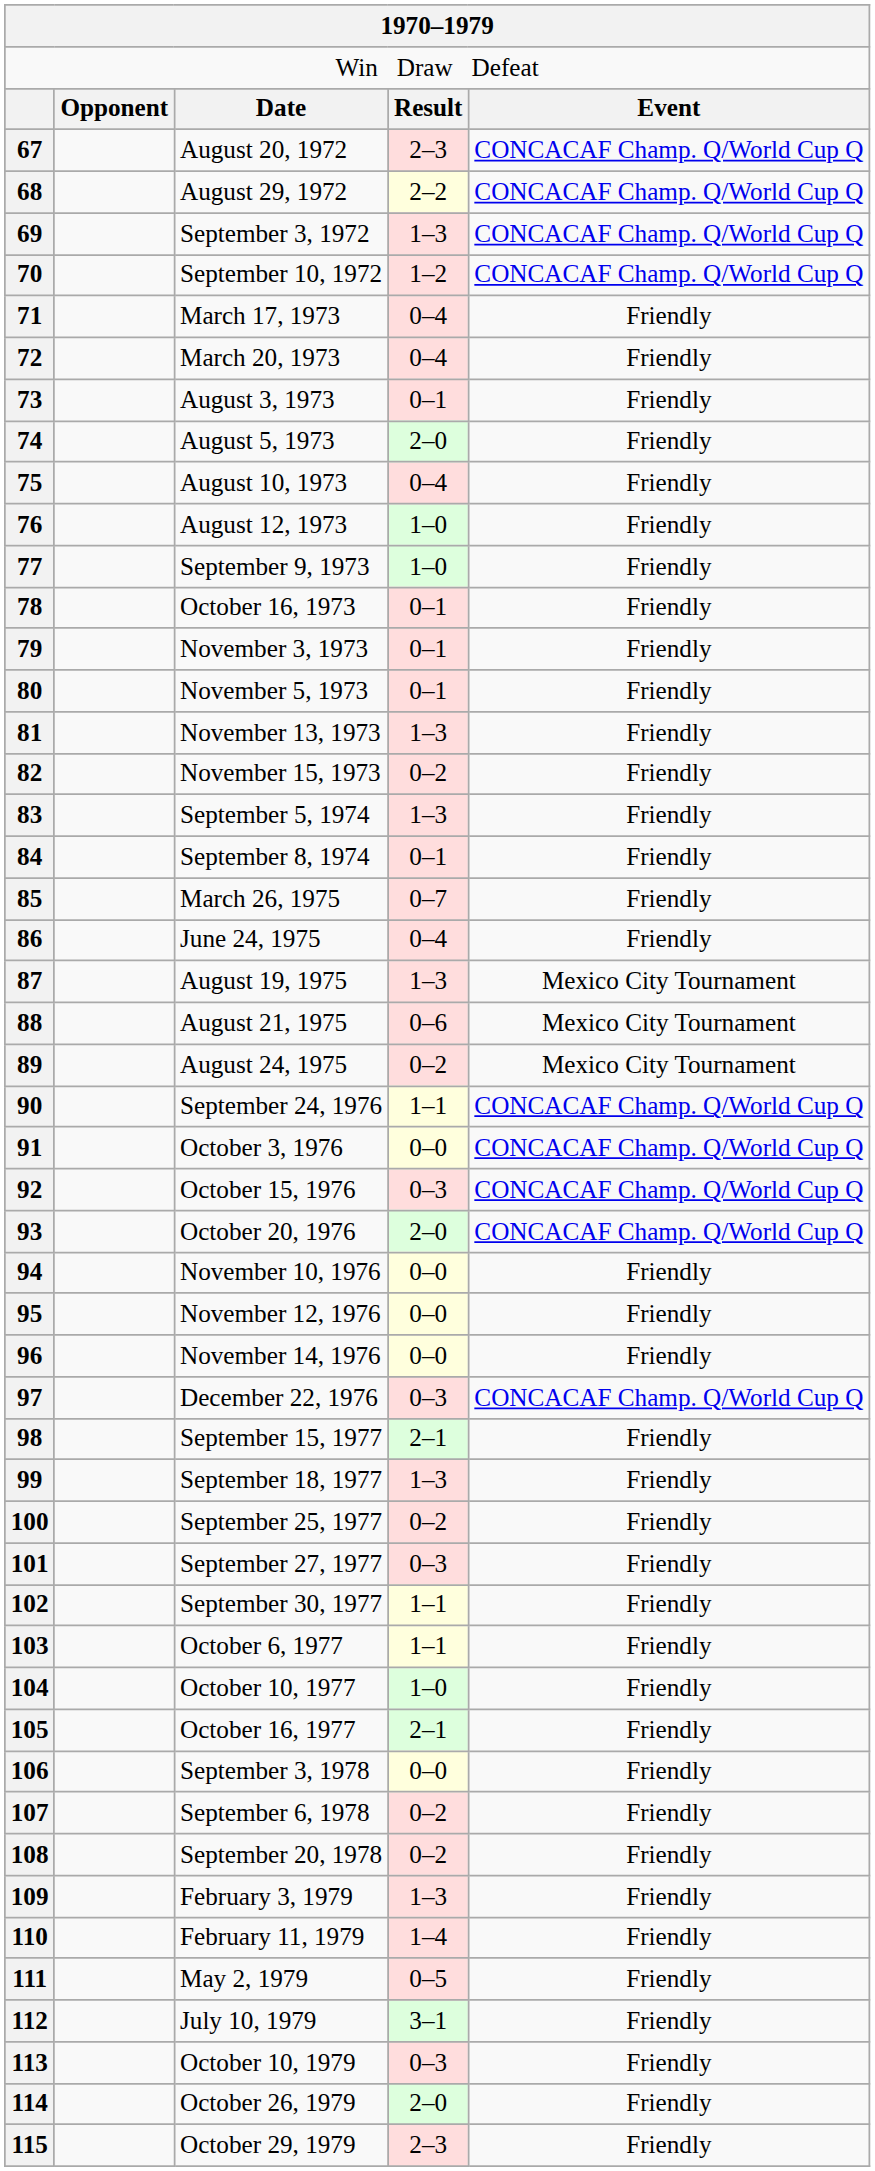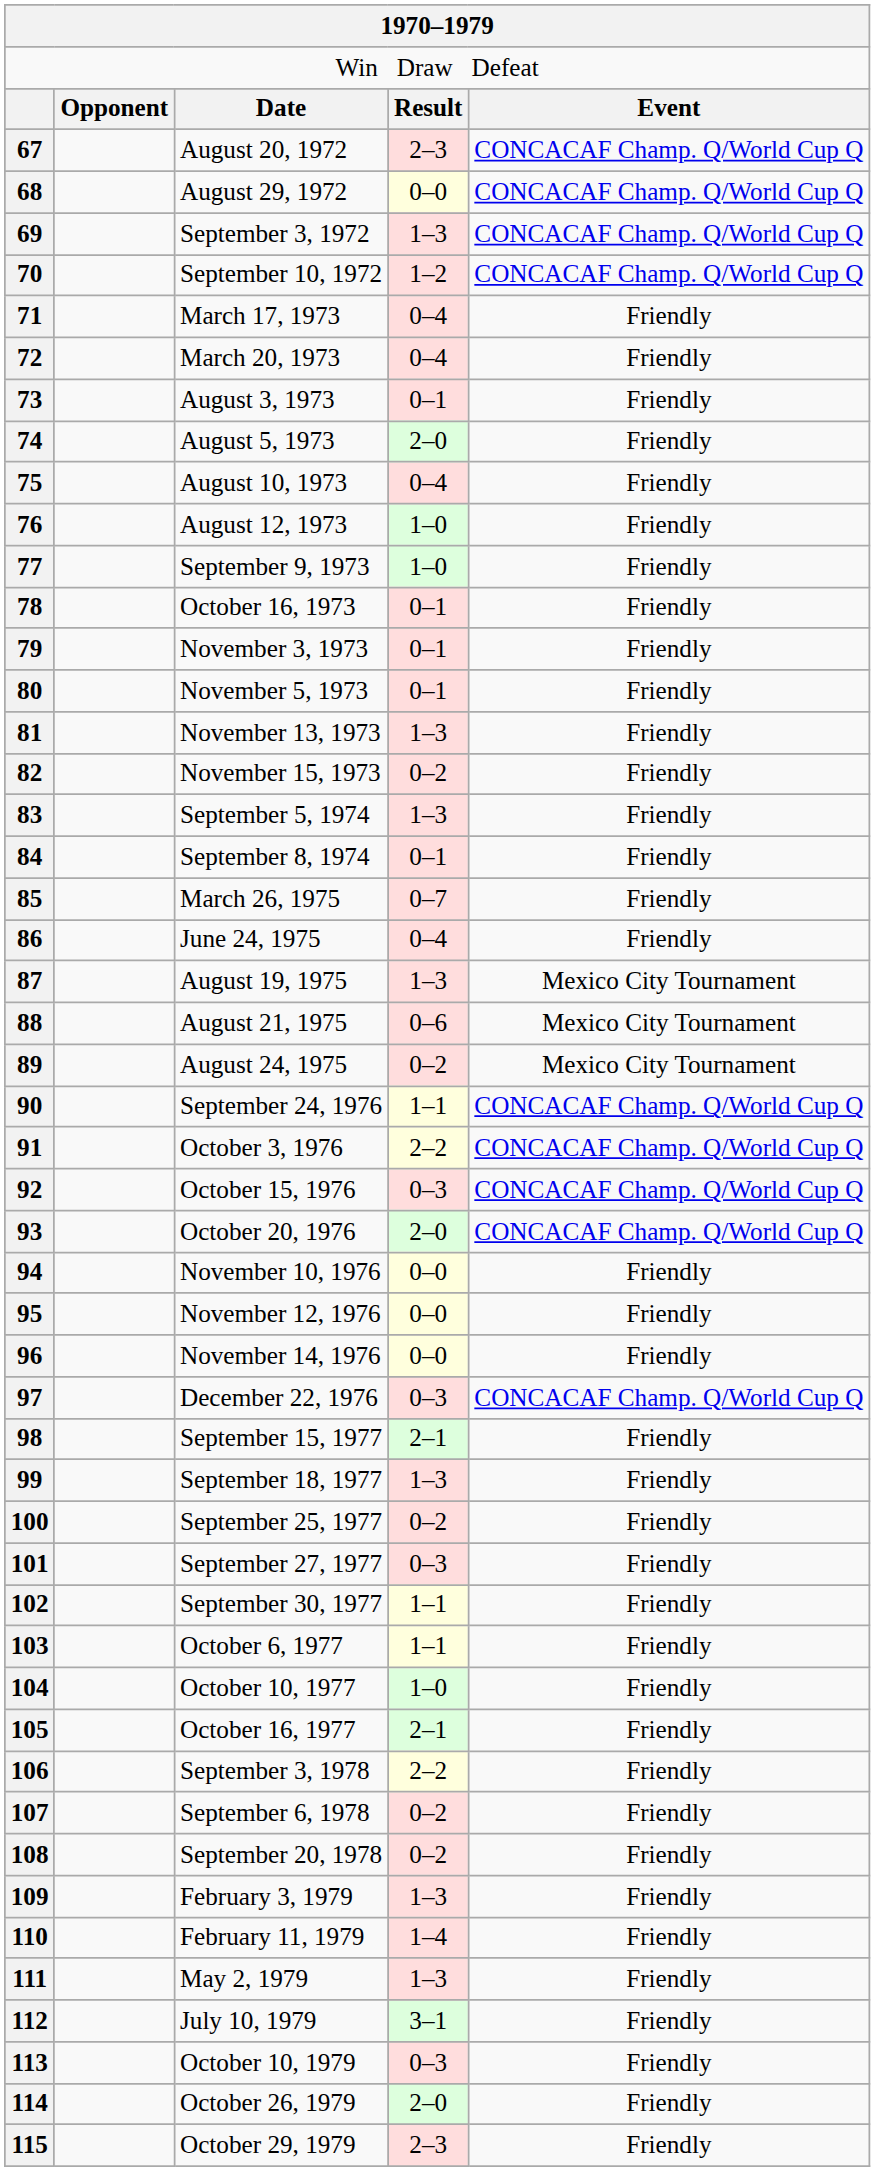(428, 191) 2–2 -> (428, 191) 0–0
(428, 1147) 0–0 -> (428, 1147) 2–2
(428, 1771) 0–0 -> (428, 1771) 2–2
(428, 1979) 0–5 -> (428, 1979) 1–3
